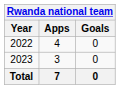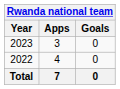rows swapped: (21, 44) <-> (21, 60)
